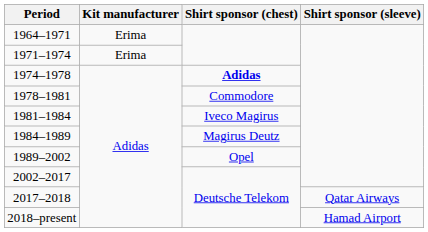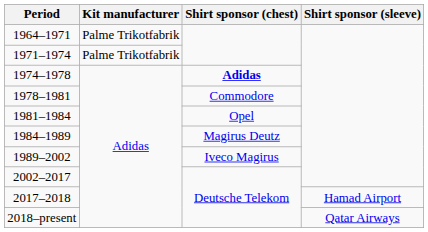(131, 34) Erima -> (131, 34) Palme Trikotfabrik
(131, 55) Erima -> (131, 55) Palme Trikotfabrik
(241, 116) Iveco Magirus -> (242, 116) Opel
(241, 156) Opel -> (242, 156) Iveco Magirus
(362, 197) Qatar Airways -> (362, 197) Hamad Airport
(362, 217) Hamad Airport -> (362, 217) Qatar Airways
